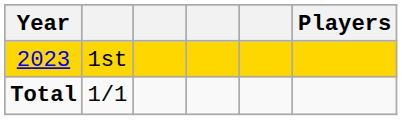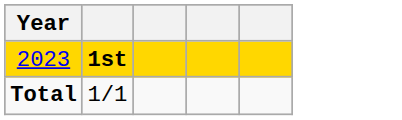- column: (345, 23)
(107, 59) normal -> (107, 59) bold
